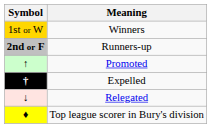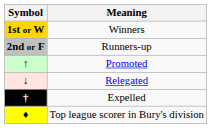(26, 30) normal -> (26, 30) bold
rows swapped: (127, 98) <-> (127, 81)
